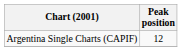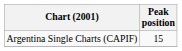(158, 38) 12 -> (158, 38) 15
